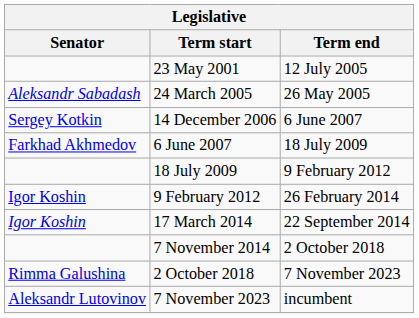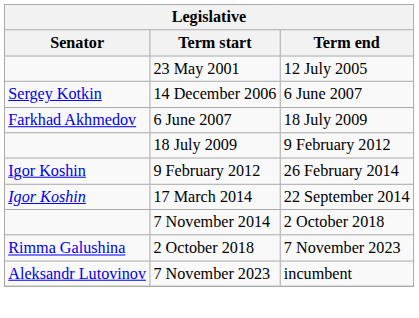- row: (203, 94)
